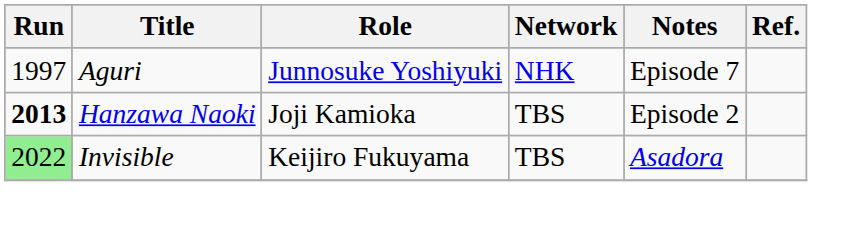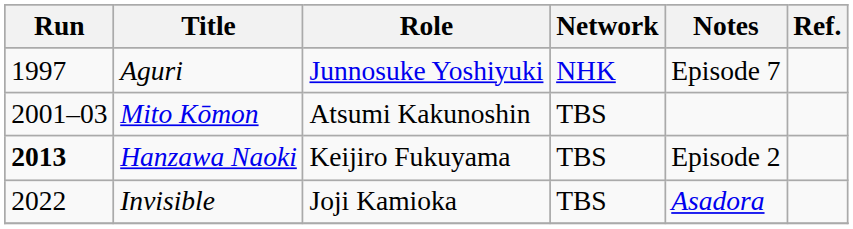+ row: (189, 113)
(342, 113) Joji Kamioka -> (410, 157) Keijiro Fukuyama
(39, 157) lightgreen background -> (39, 200) no background
(369, 157) Keijiro Fukuyama -> (383, 200) Joji Kamioka
